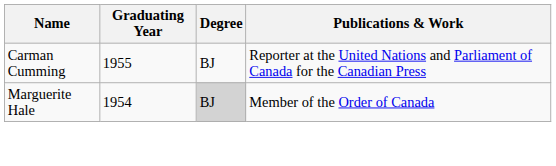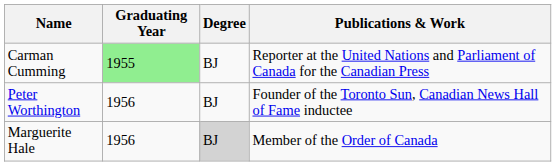(117, 63) no background -> (121, 63) lightgreen background
+ row: (44, 102)
(117, 102) 1954 -> (121, 141) 1956
